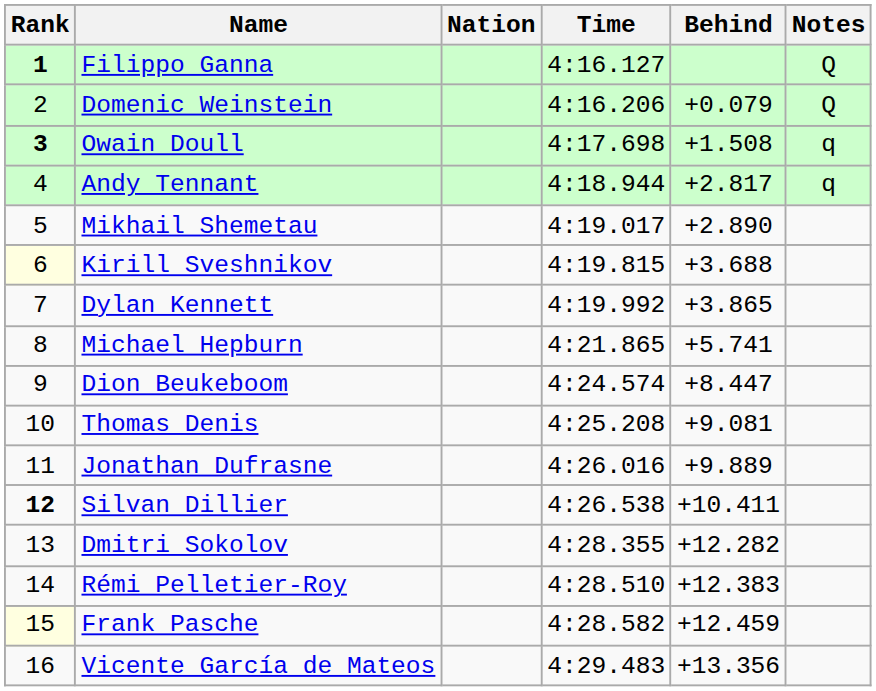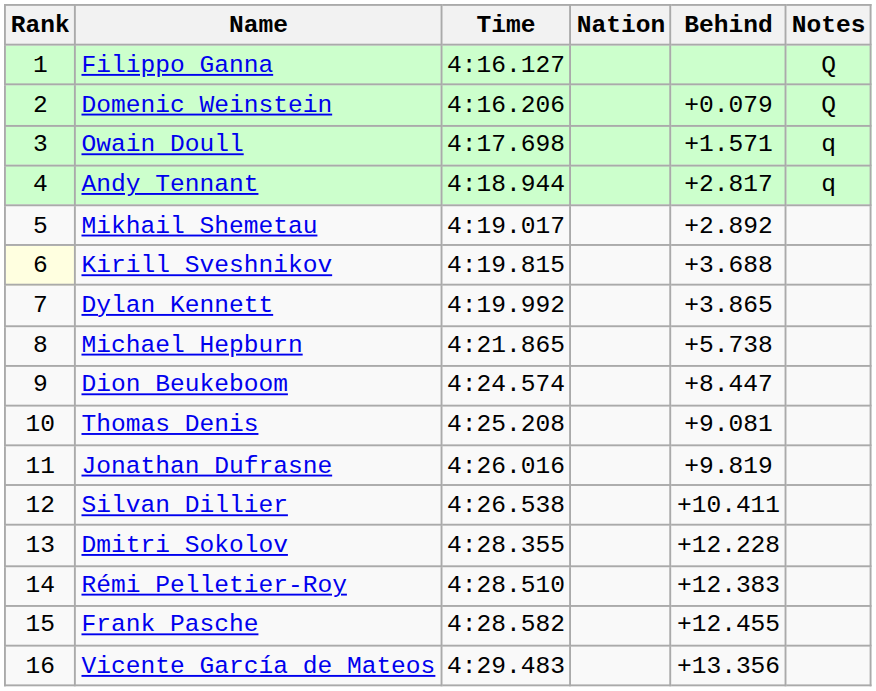columns swapped: (491, 25) <-> (606, 25)
(40, 65) bold -> (40, 65) normal
(40, 145) bold -> (40, 145) normal
(728, 145) +1.508 -> (728, 145) +1.571
(728, 225) +2.890 -> (728, 225) +2.892
(728, 345) +5.741 -> (728, 345) +5.738
(728, 465) +9.889 -> (728, 465) +9.819
(40, 505) bold -> (40, 505) normal
(729, 546) +12.282 -> (729, 546) +12.228
(40, 626) lightyellow background -> (40, 626) no background
(729, 626) +12.459 -> (729, 626) +12.455
